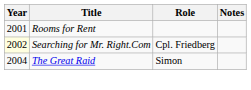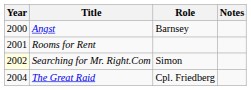+ row: (44, 28)
(185, 45) Cpl. Friedberg -> (169, 61) Simon
(169, 61) Simon -> (185, 77) Cpl. Friedberg
